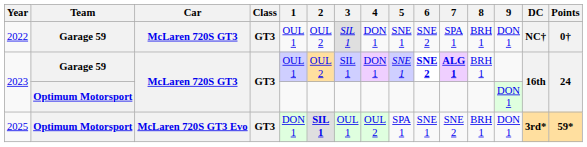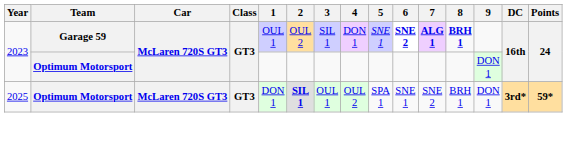- row: (18, 36)
(481, 66) normal -> (460, 36) bold
(193, 126) McLaren 720S GT3 Evo -> (182, 96) McLaren 720S GT3
